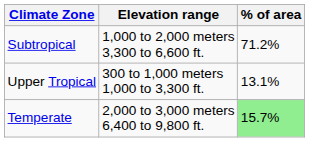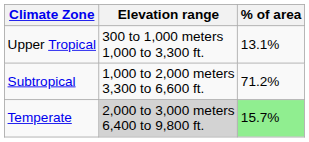rows swapped: (52, 81) <-> (42, 44)
(168, 118) no background -> (168, 118) lightgrey background
